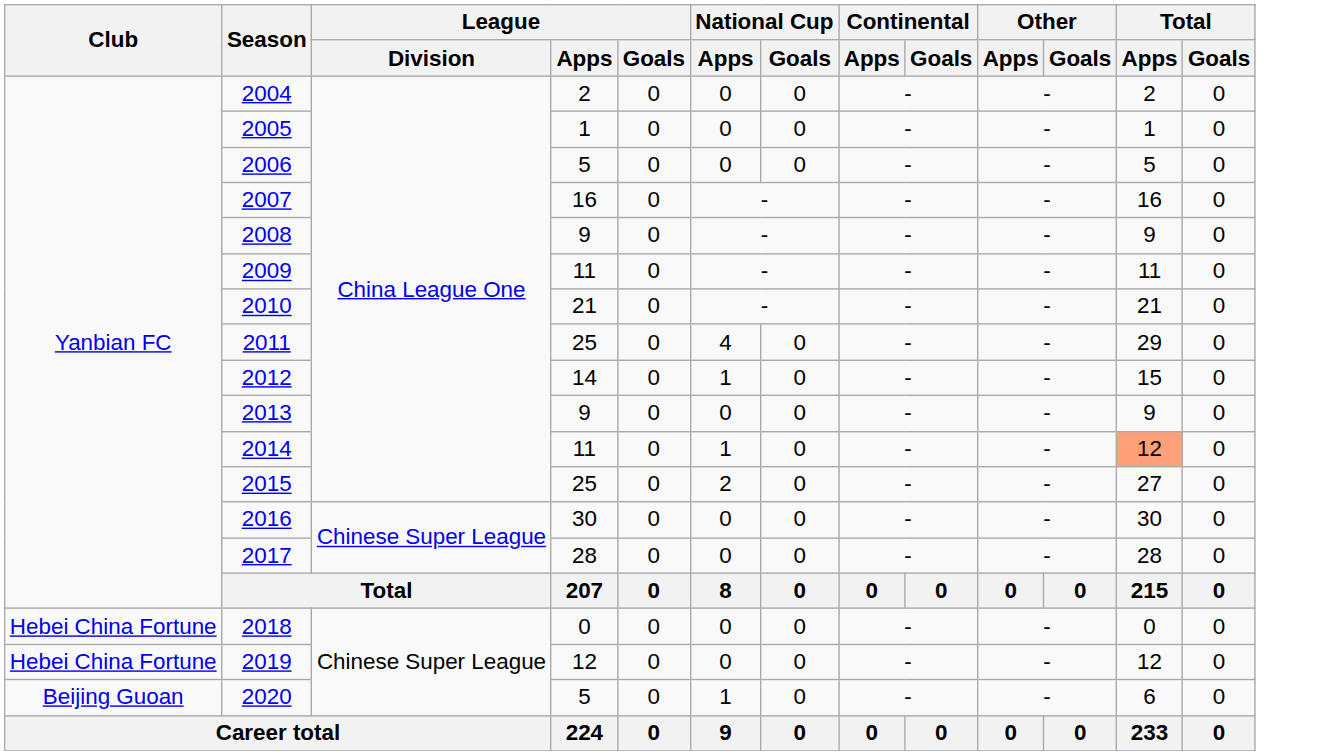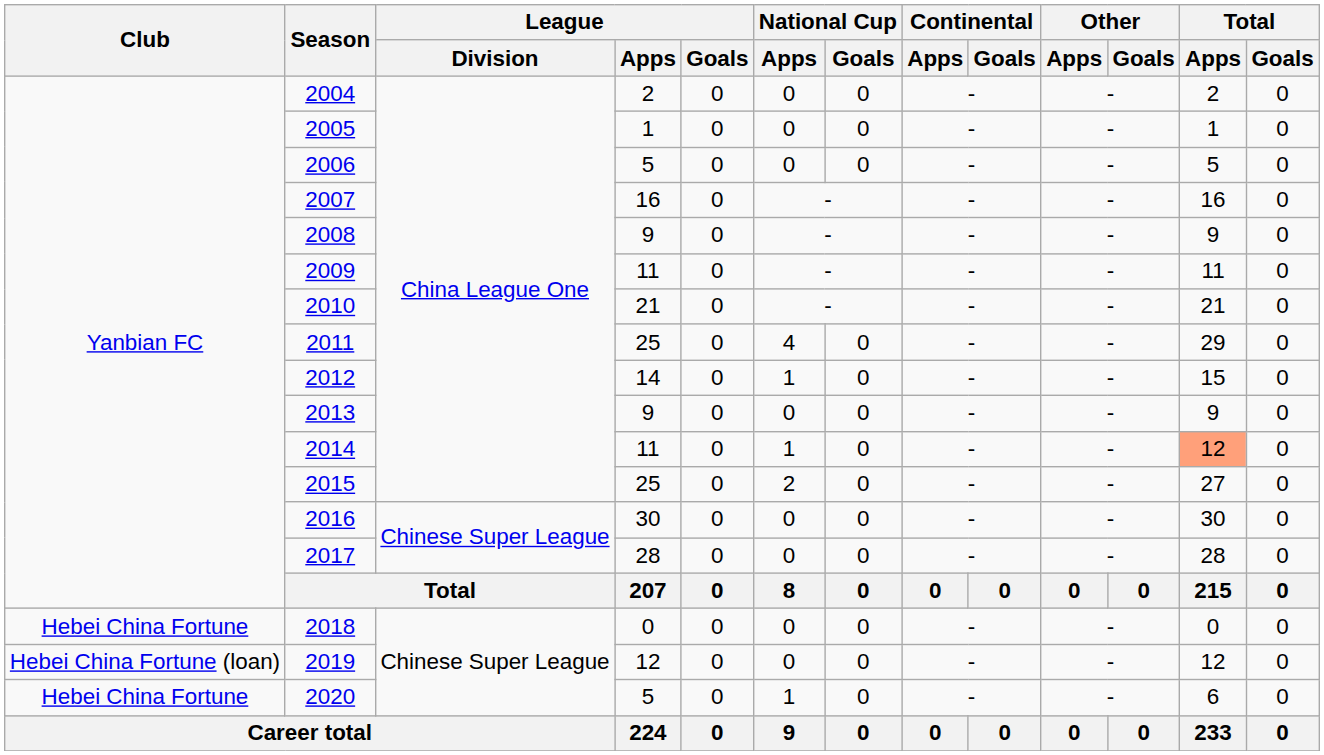(113, 661) Hebei China Fortune -> (145, 661) Hebei China Fortune (loan)
(113, 697) Beijing Guoan -> (145, 697) Hebei China Fortune
